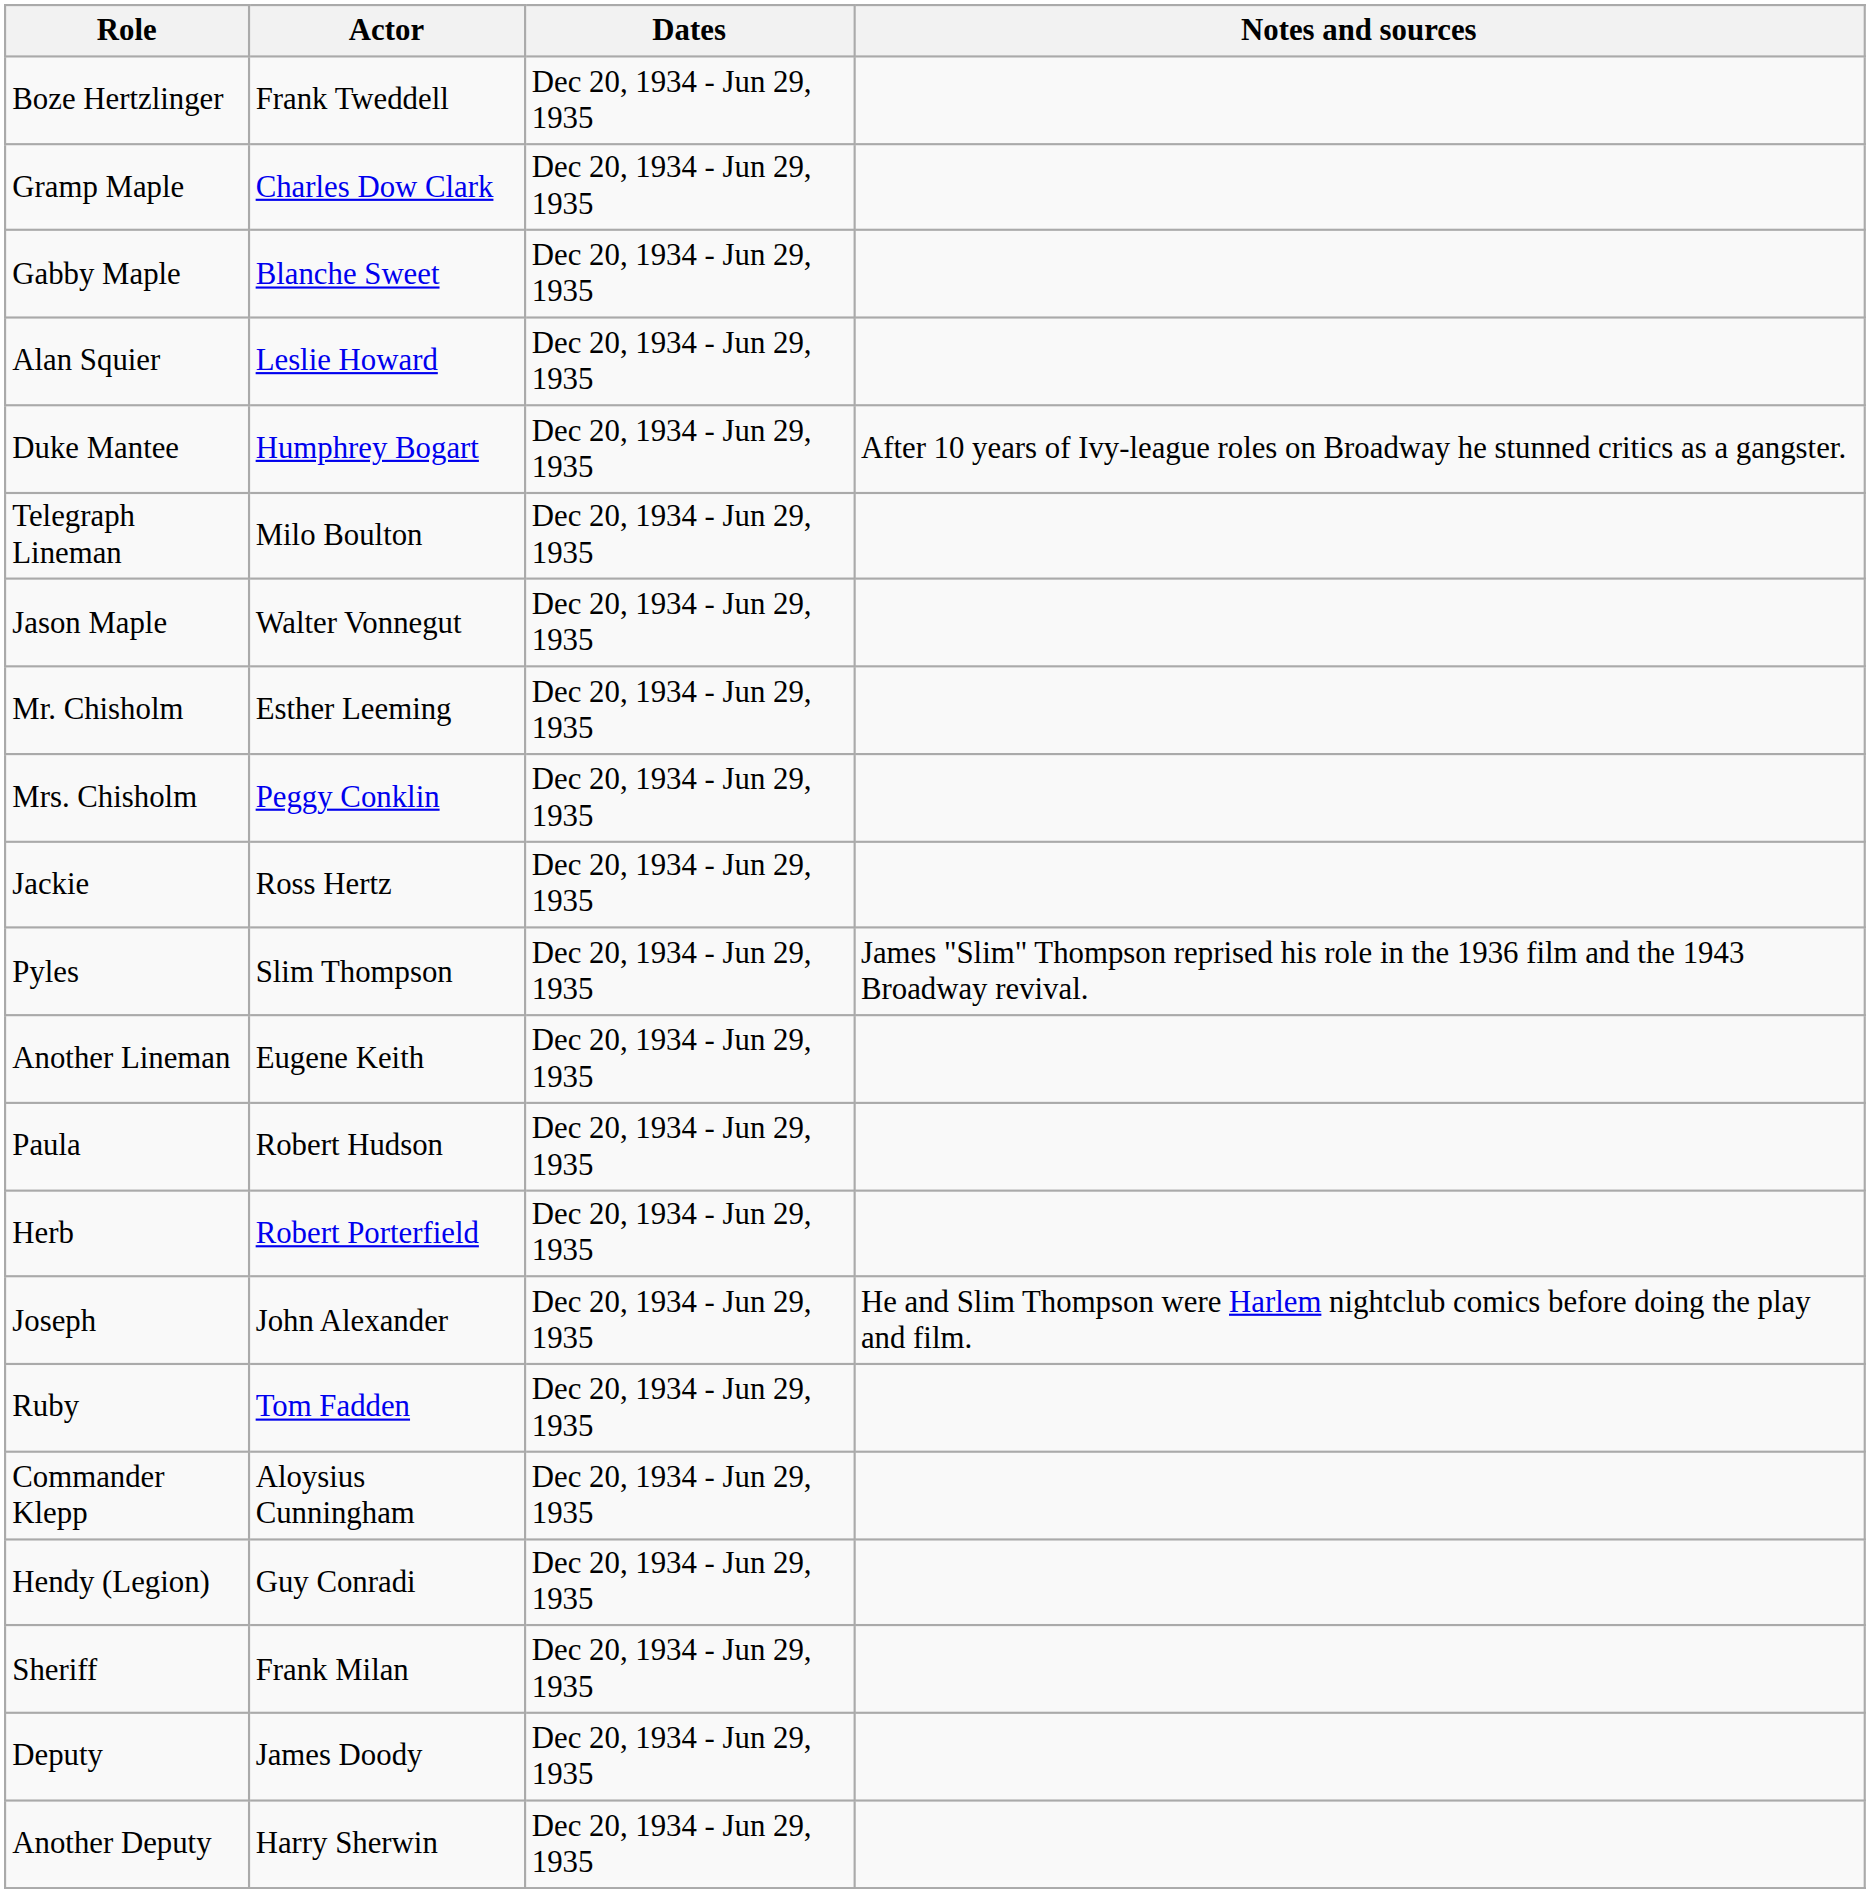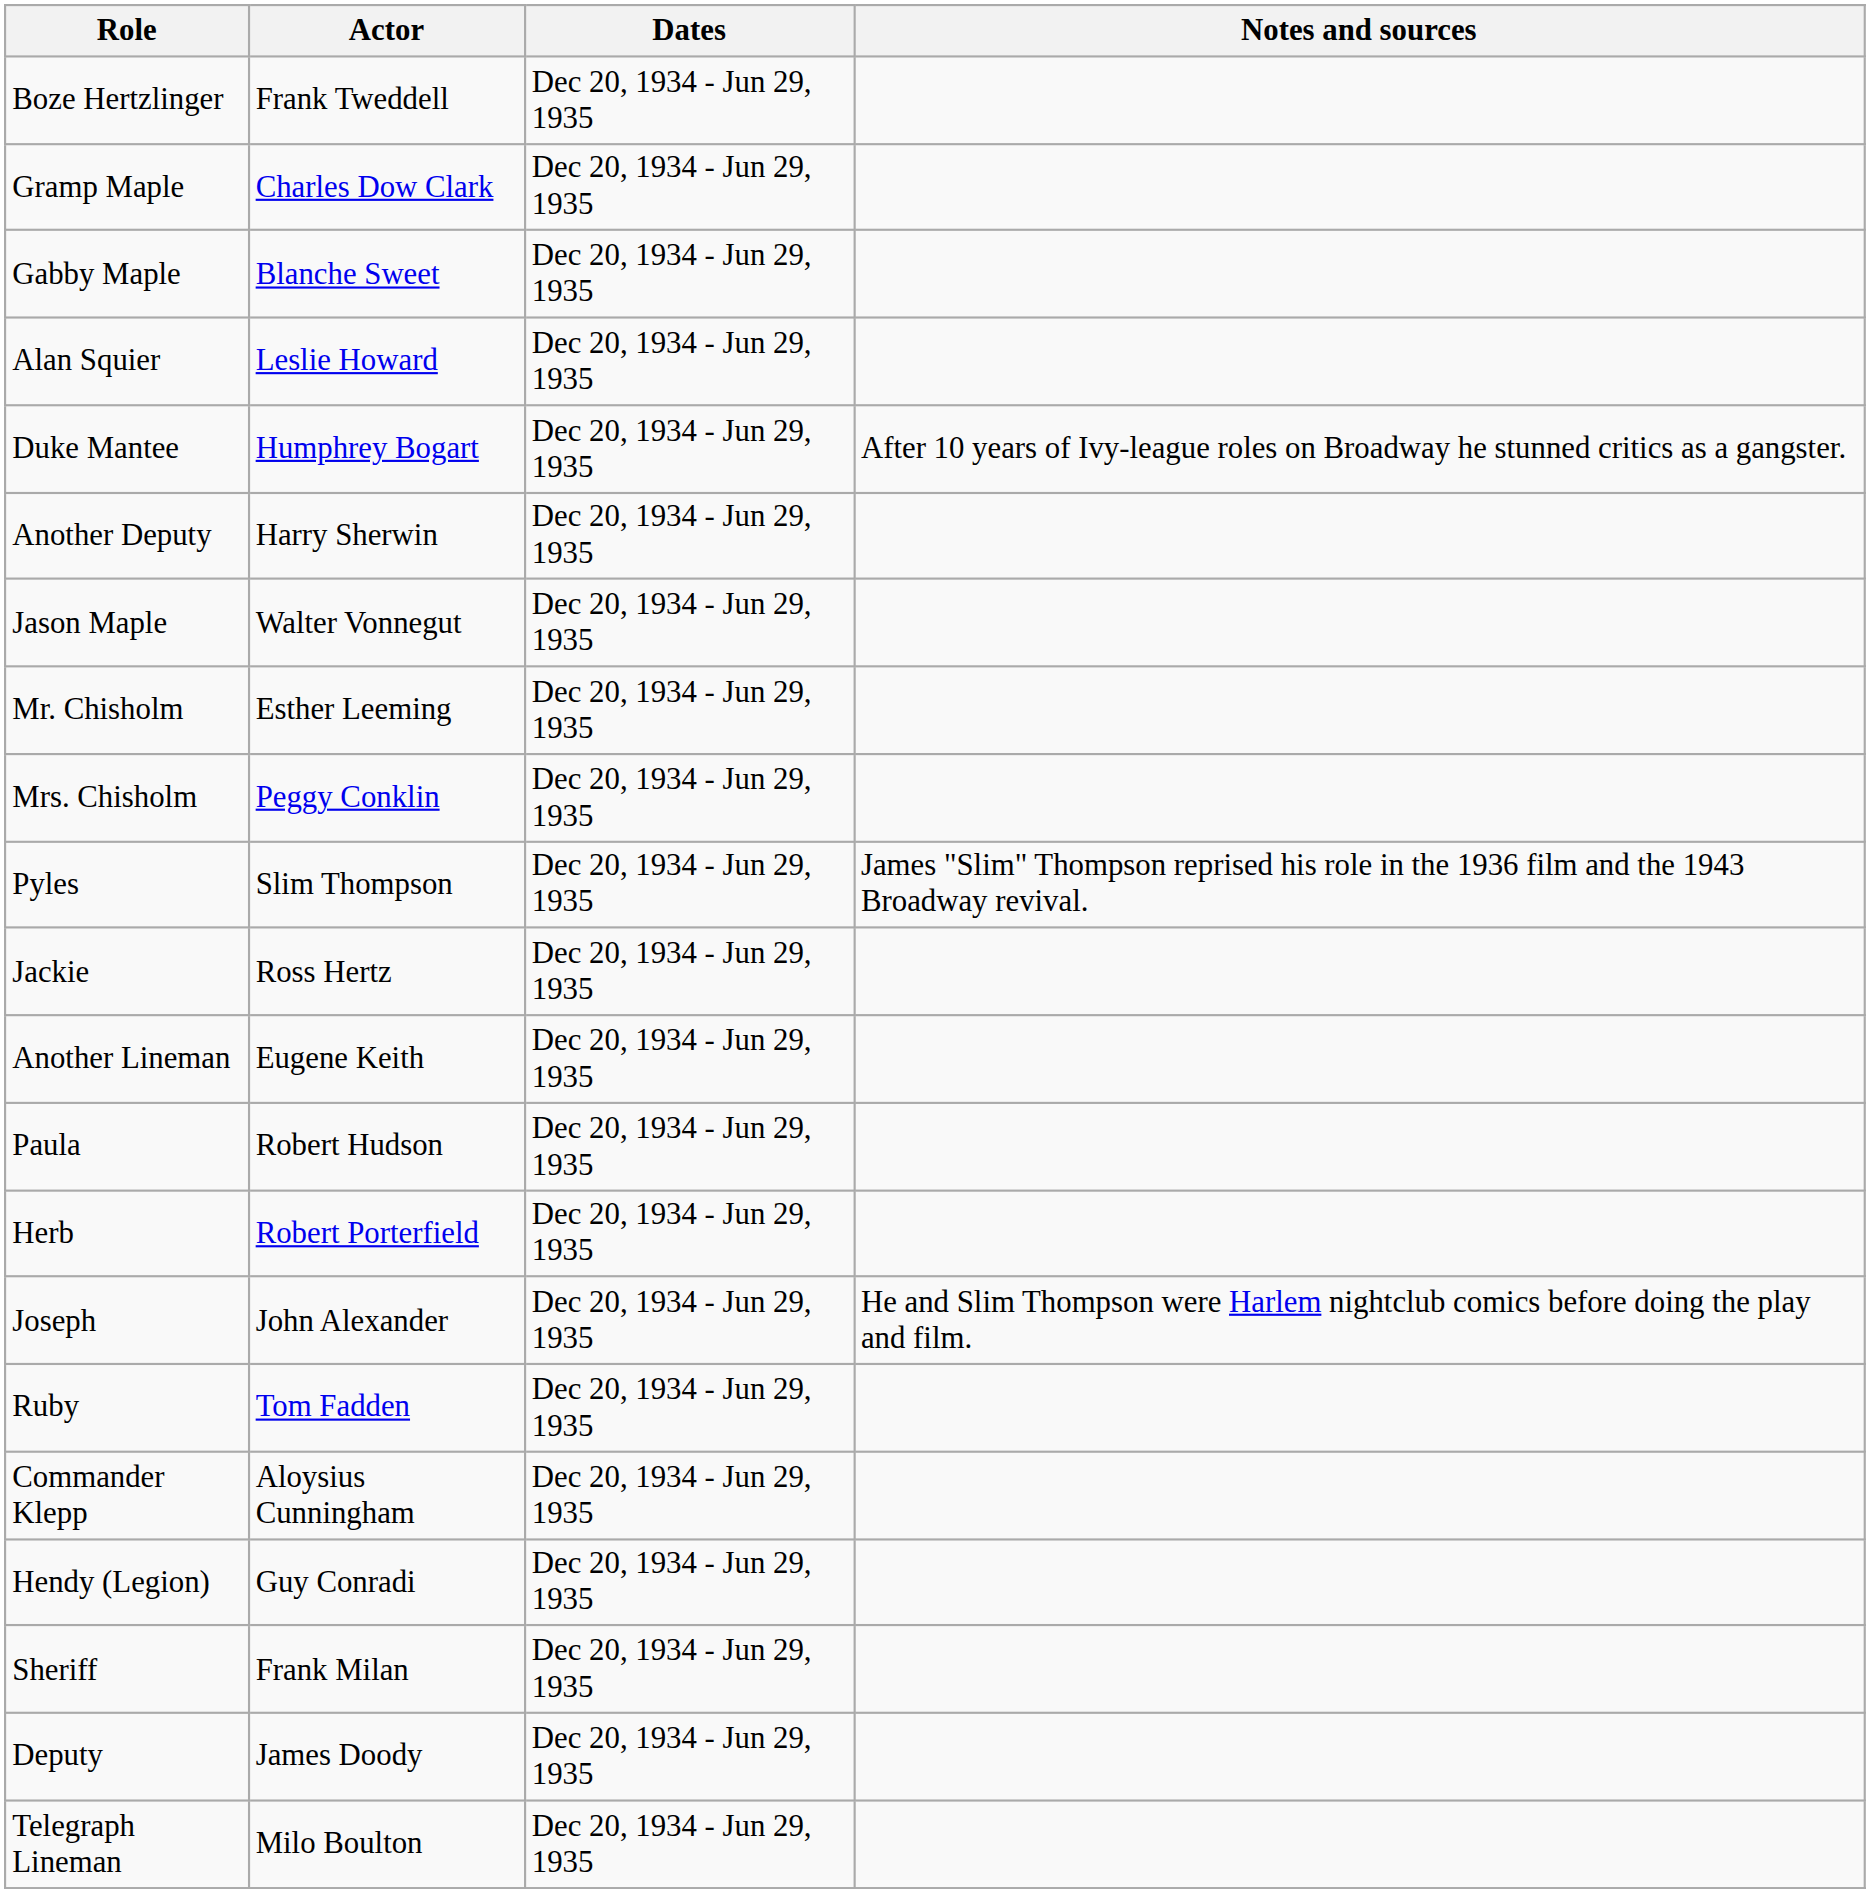rows swapped: (74, 535) <-> (112, 1843)
rows swapped: (51, 884) <-> (46, 971)
